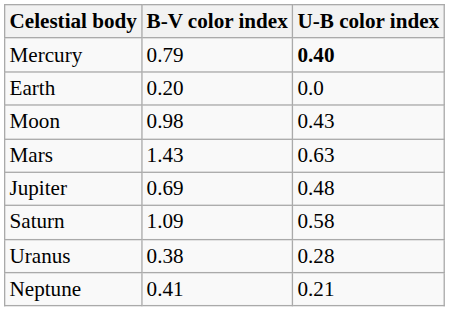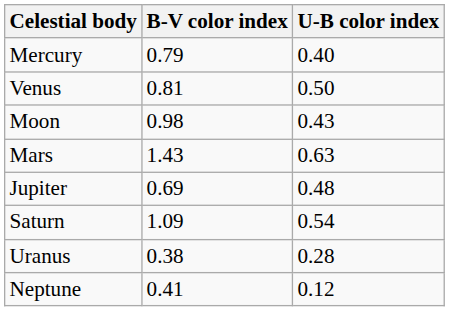(316, 54) bold -> (316, 54) normal
+ row: (35, 88)
- row: (32, 88)
(316, 222) 0.58 -> (316, 222) 0.54
(316, 289) 0.21 -> (316, 289) 0.12
